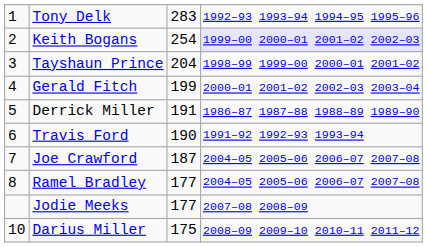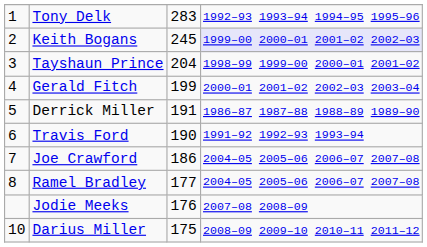(184, 40) 254 -> (184, 40) 245
(184, 159) 187 -> (184, 159) 186
(184, 206) 177 -> (184, 206) 176
